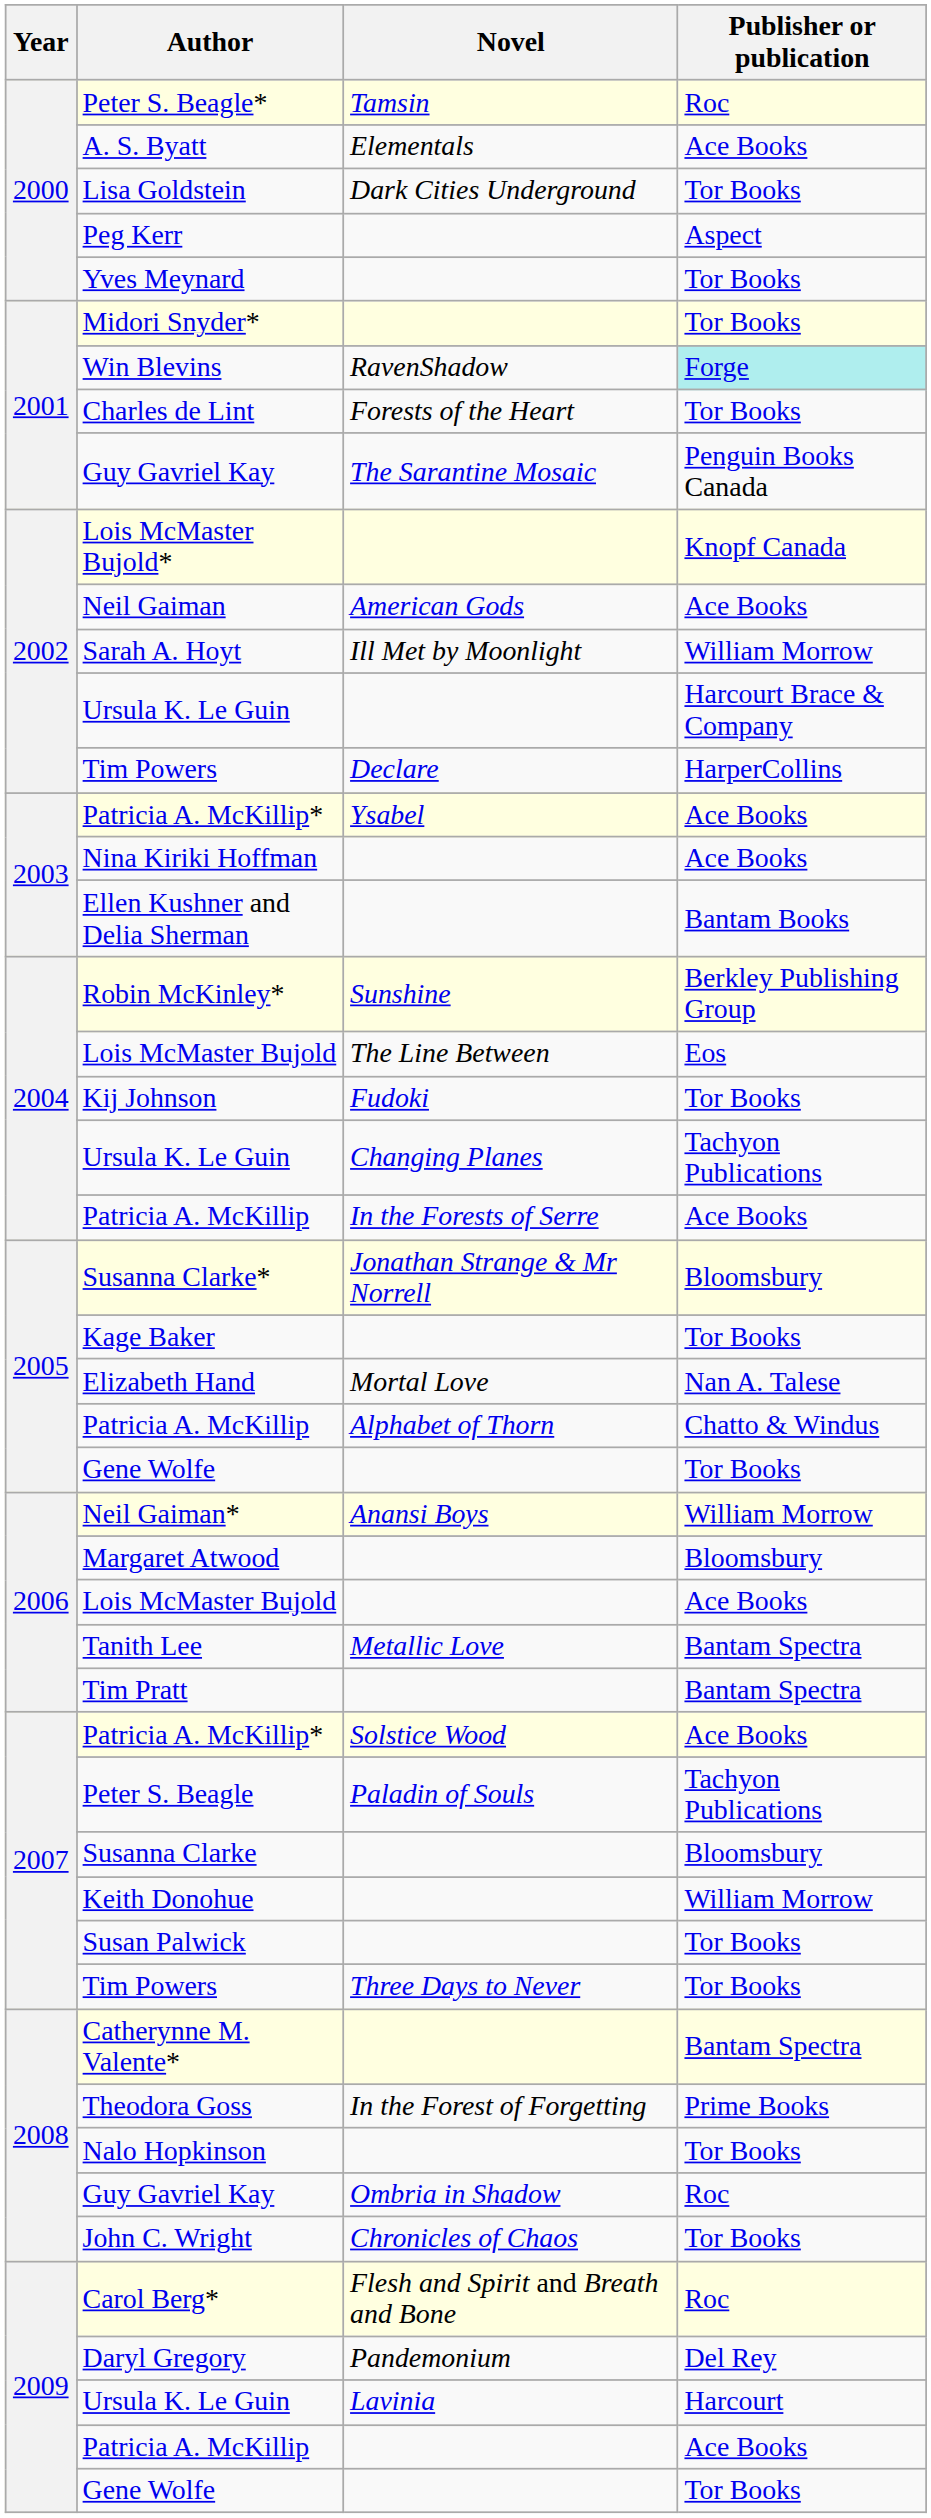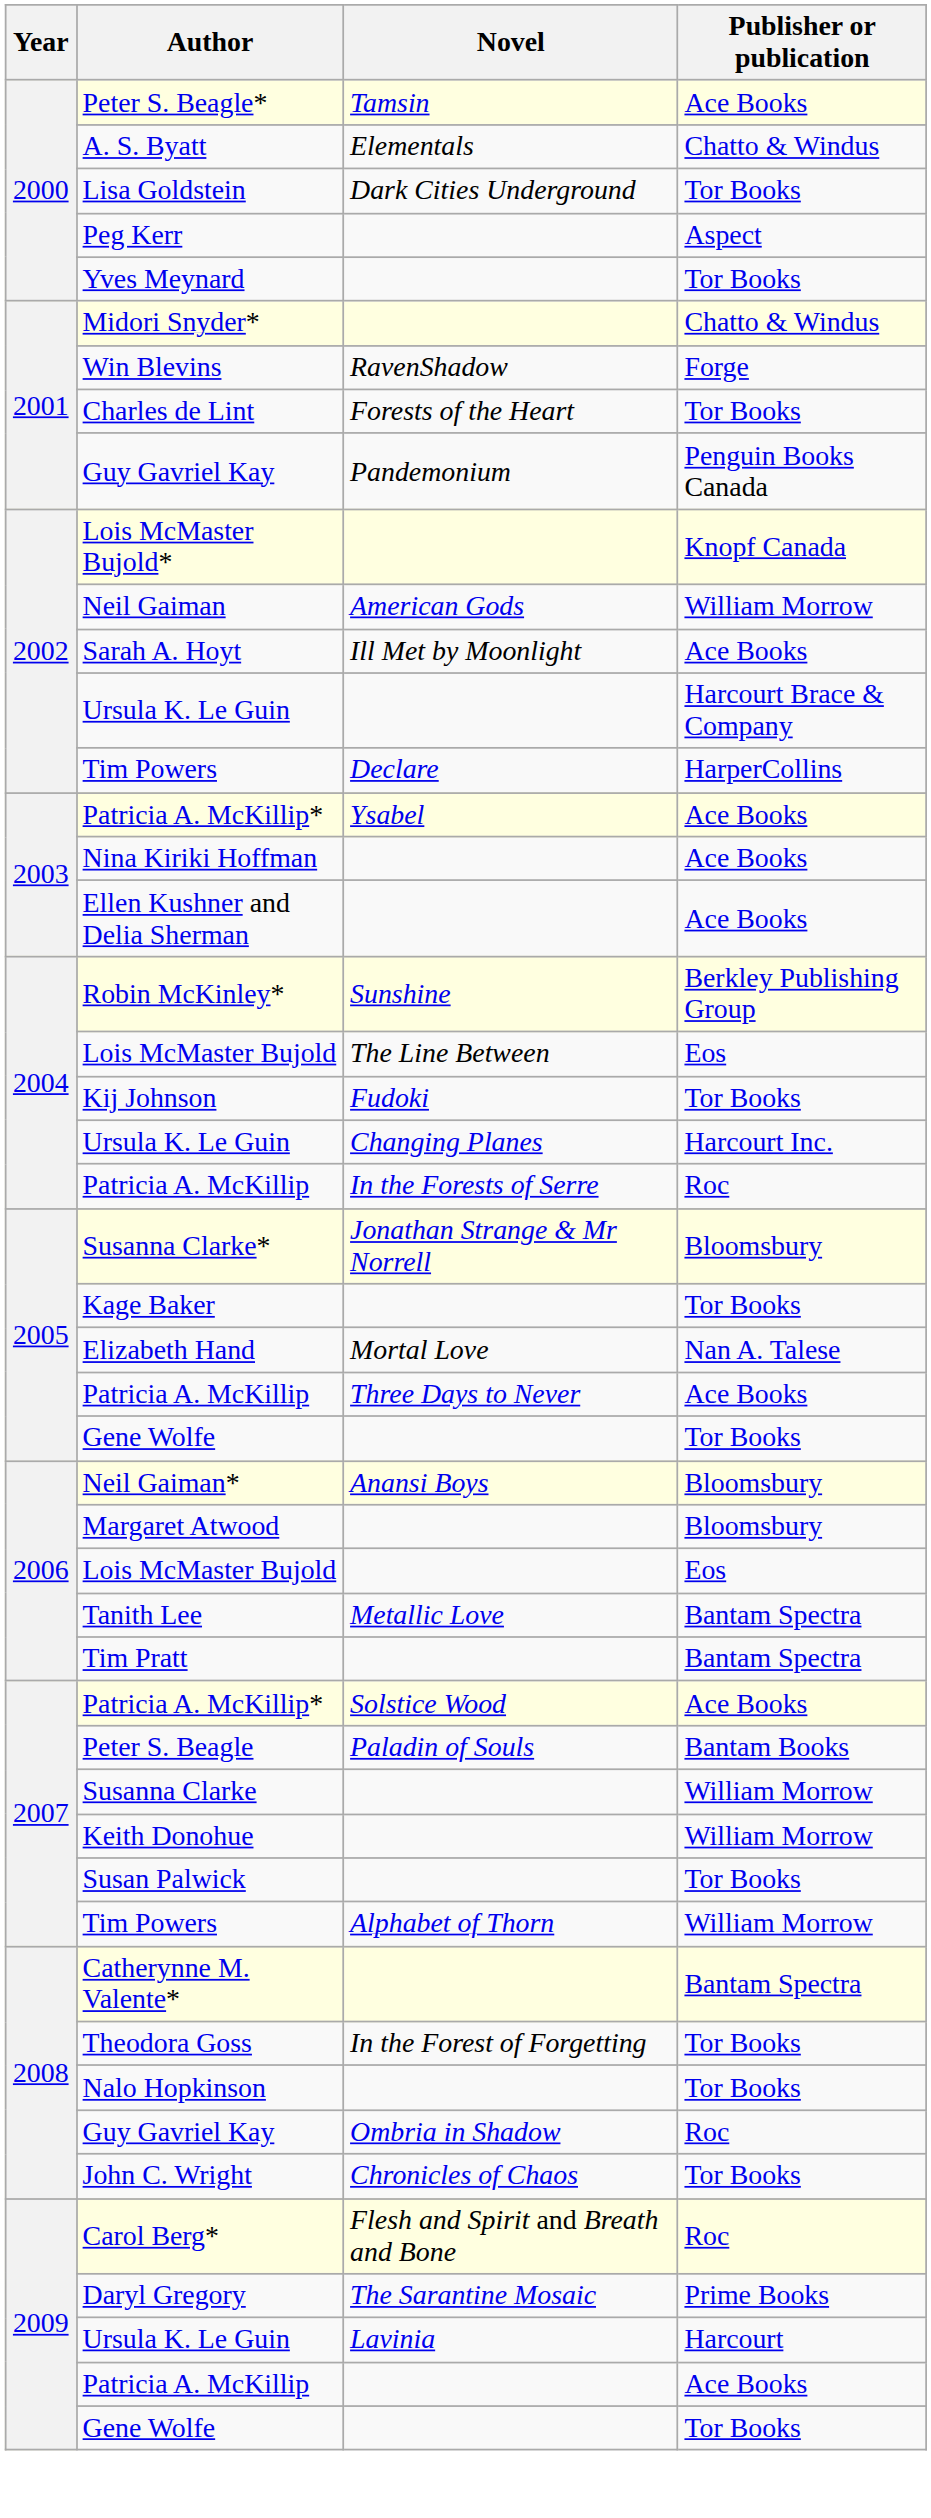(707, 102) Roc -> (746, 102) Ace Books
(746, 146) Ace Books -> (782, 146) Chatto & Windus
(743, 322) Tor Books -> (782, 322) Chatto & Windus
(717, 366) paleturquoise background -> (717, 366) no background
(473, 470) The Sarantine Mosaic -> (431, 470) Pandemonium
(746, 606) Ace Books -> (779, 606) William Morrow
(779, 650) William Morrow -> (746, 650) Ace Books
(767, 918) Bantam Books -> (746, 918) Ace Books
(753, 1157) Tachyon Publications -> (759, 1141) Harcourt Inc.
(746, 1217) Ace Books -> (707, 1185) Roc
(452, 1425) Alphabet of Thorn -> (465, 1393) Three Days to Never
(782, 1425) Chatto & Windus -> (746, 1393) Ace Books
(779, 1513) William Morrow -> (753, 1482) Bloomsbury
(746, 1601) Ace Books -> (705, 1570) Eos
(753, 1793) Tachyon Publications -> (767, 1747) Bantam Books
(753, 1853) Bloomsbury -> (779, 1791) William Morrow
(465, 1986) Three Days to Never -> (452, 1923) Alphabet of Thorn
(743, 1986) Tor Books -> (779, 1923) William Morrow
(757, 2105) Prime Books -> (743, 2043) Tor Books
(431, 2357) Pandemonium -> (473, 2295) The Sarantine Mosaic
(730, 2357) Del Rey -> (757, 2295) Prime Books
